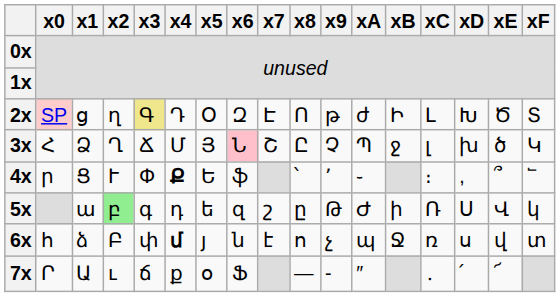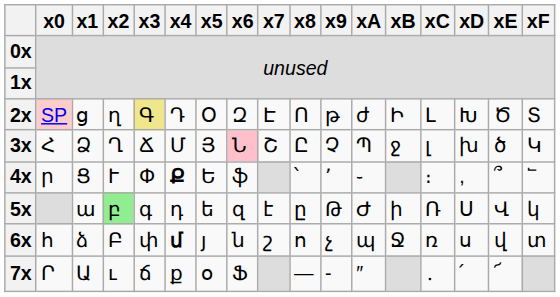(267, 208) շ -> (268, 208) է
(268, 240) է -> (267, 240) շ
